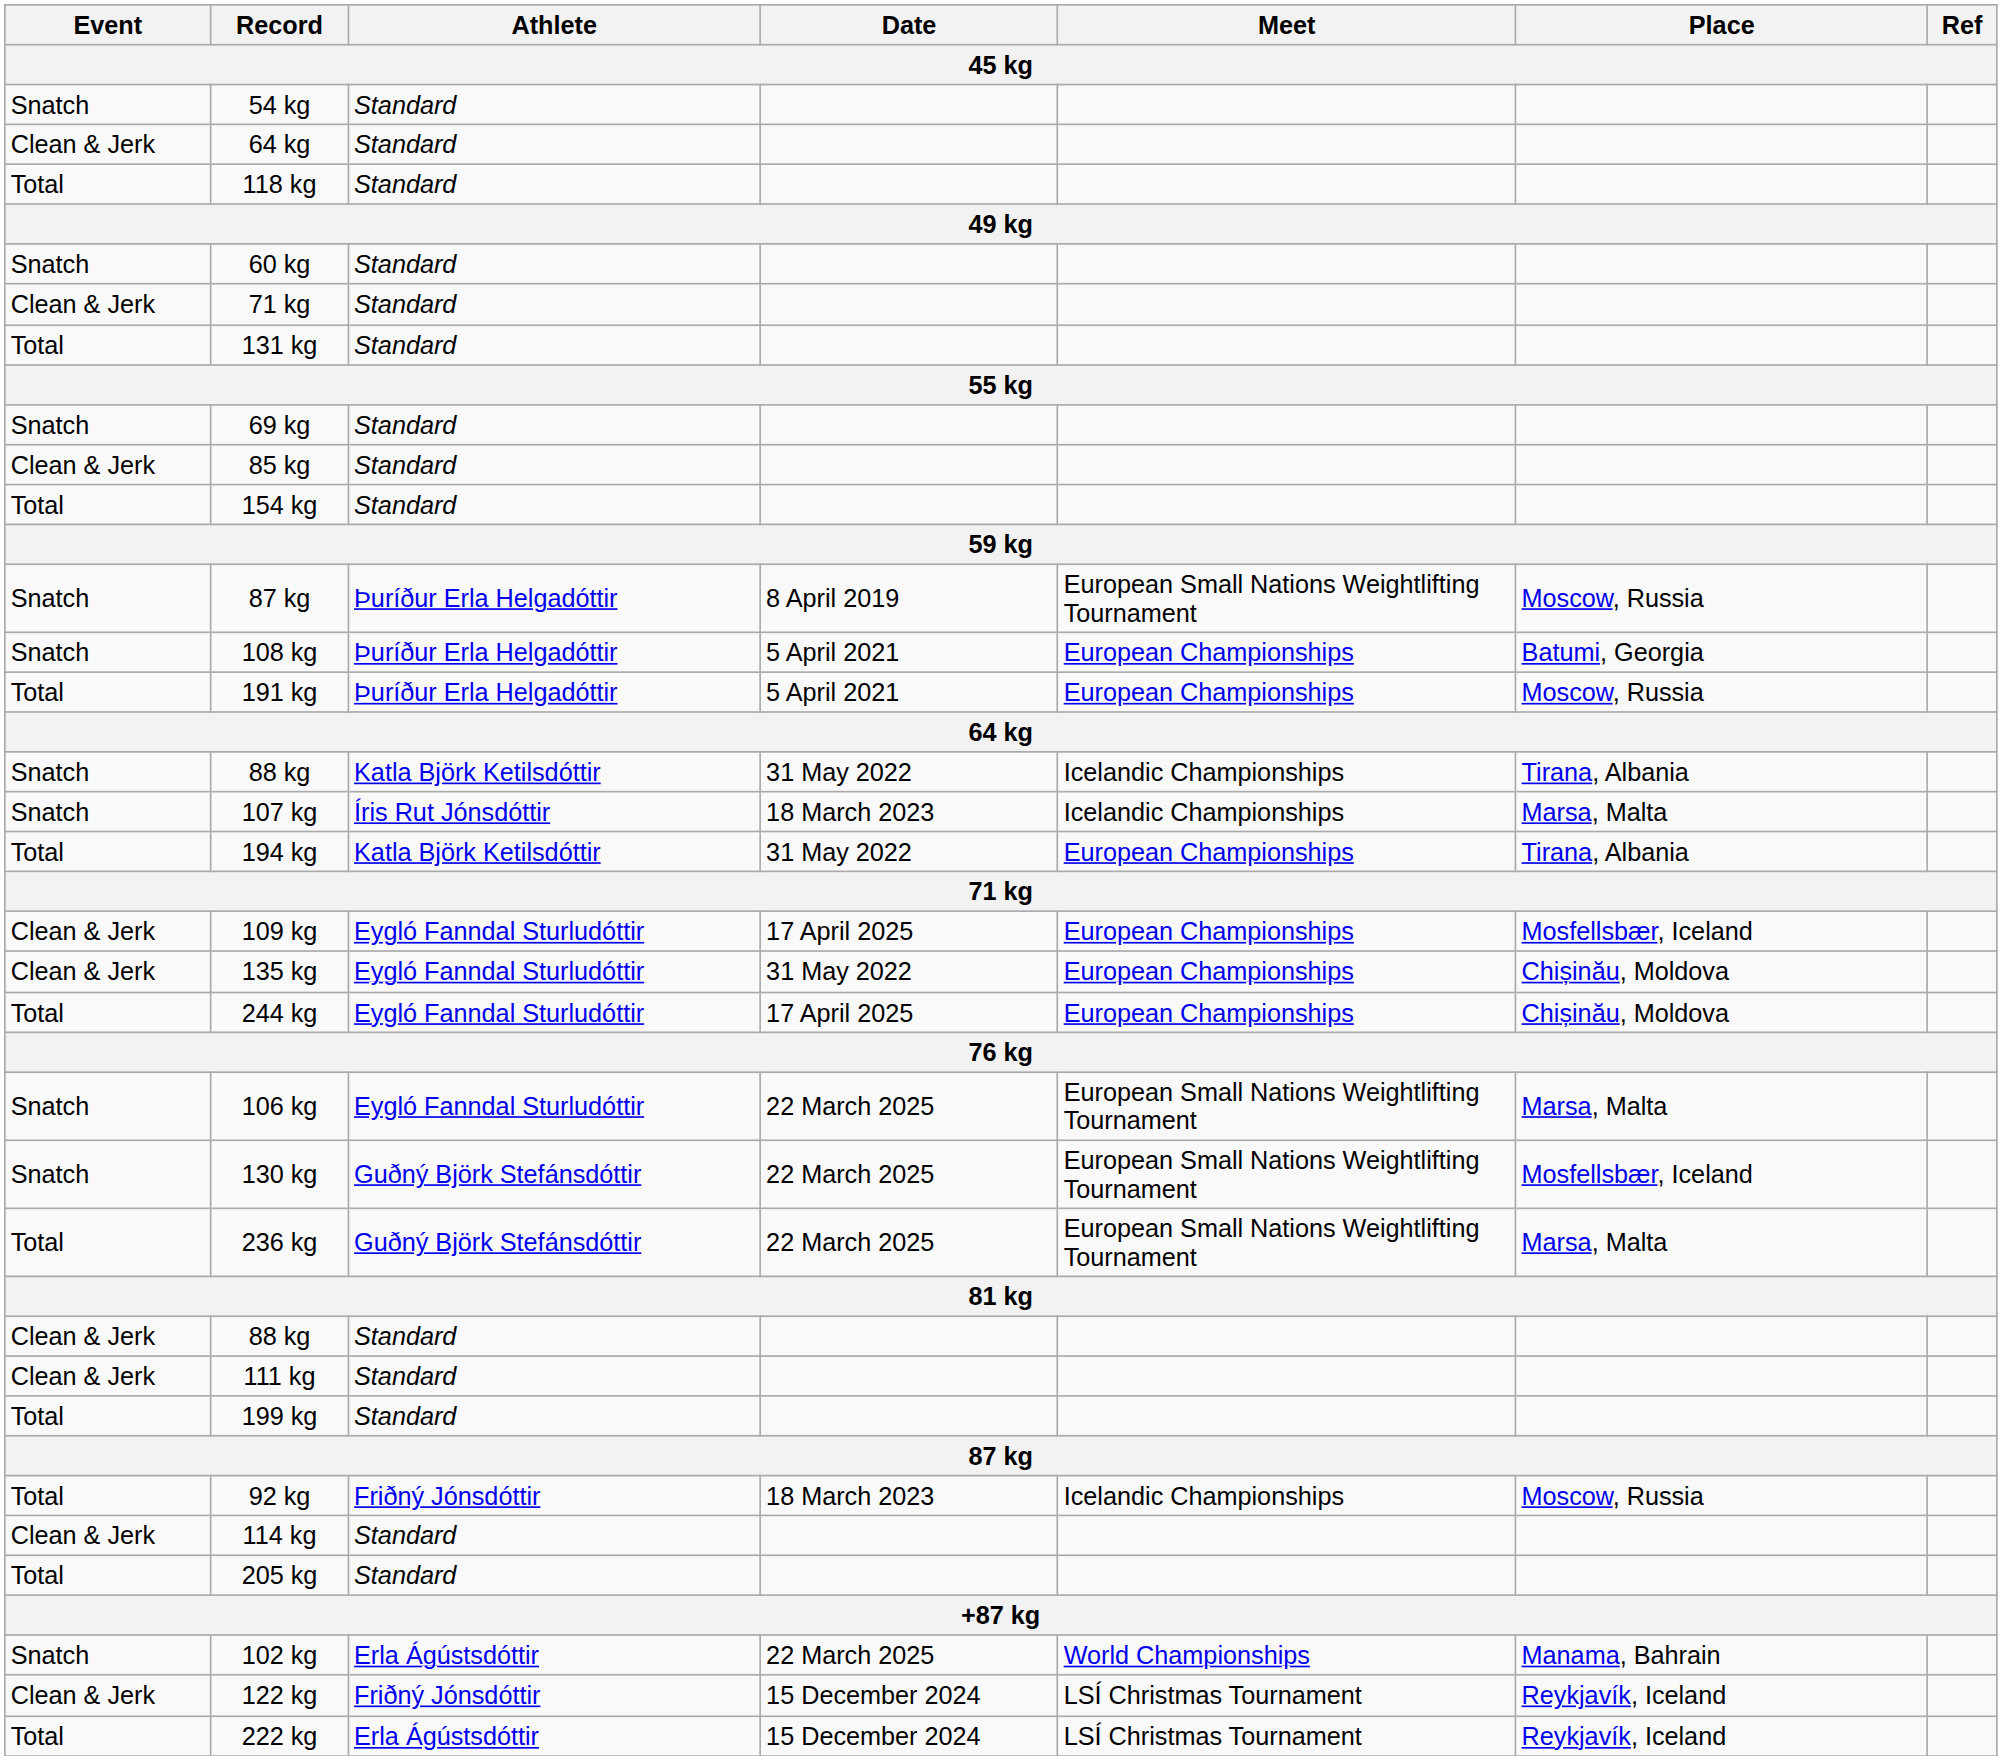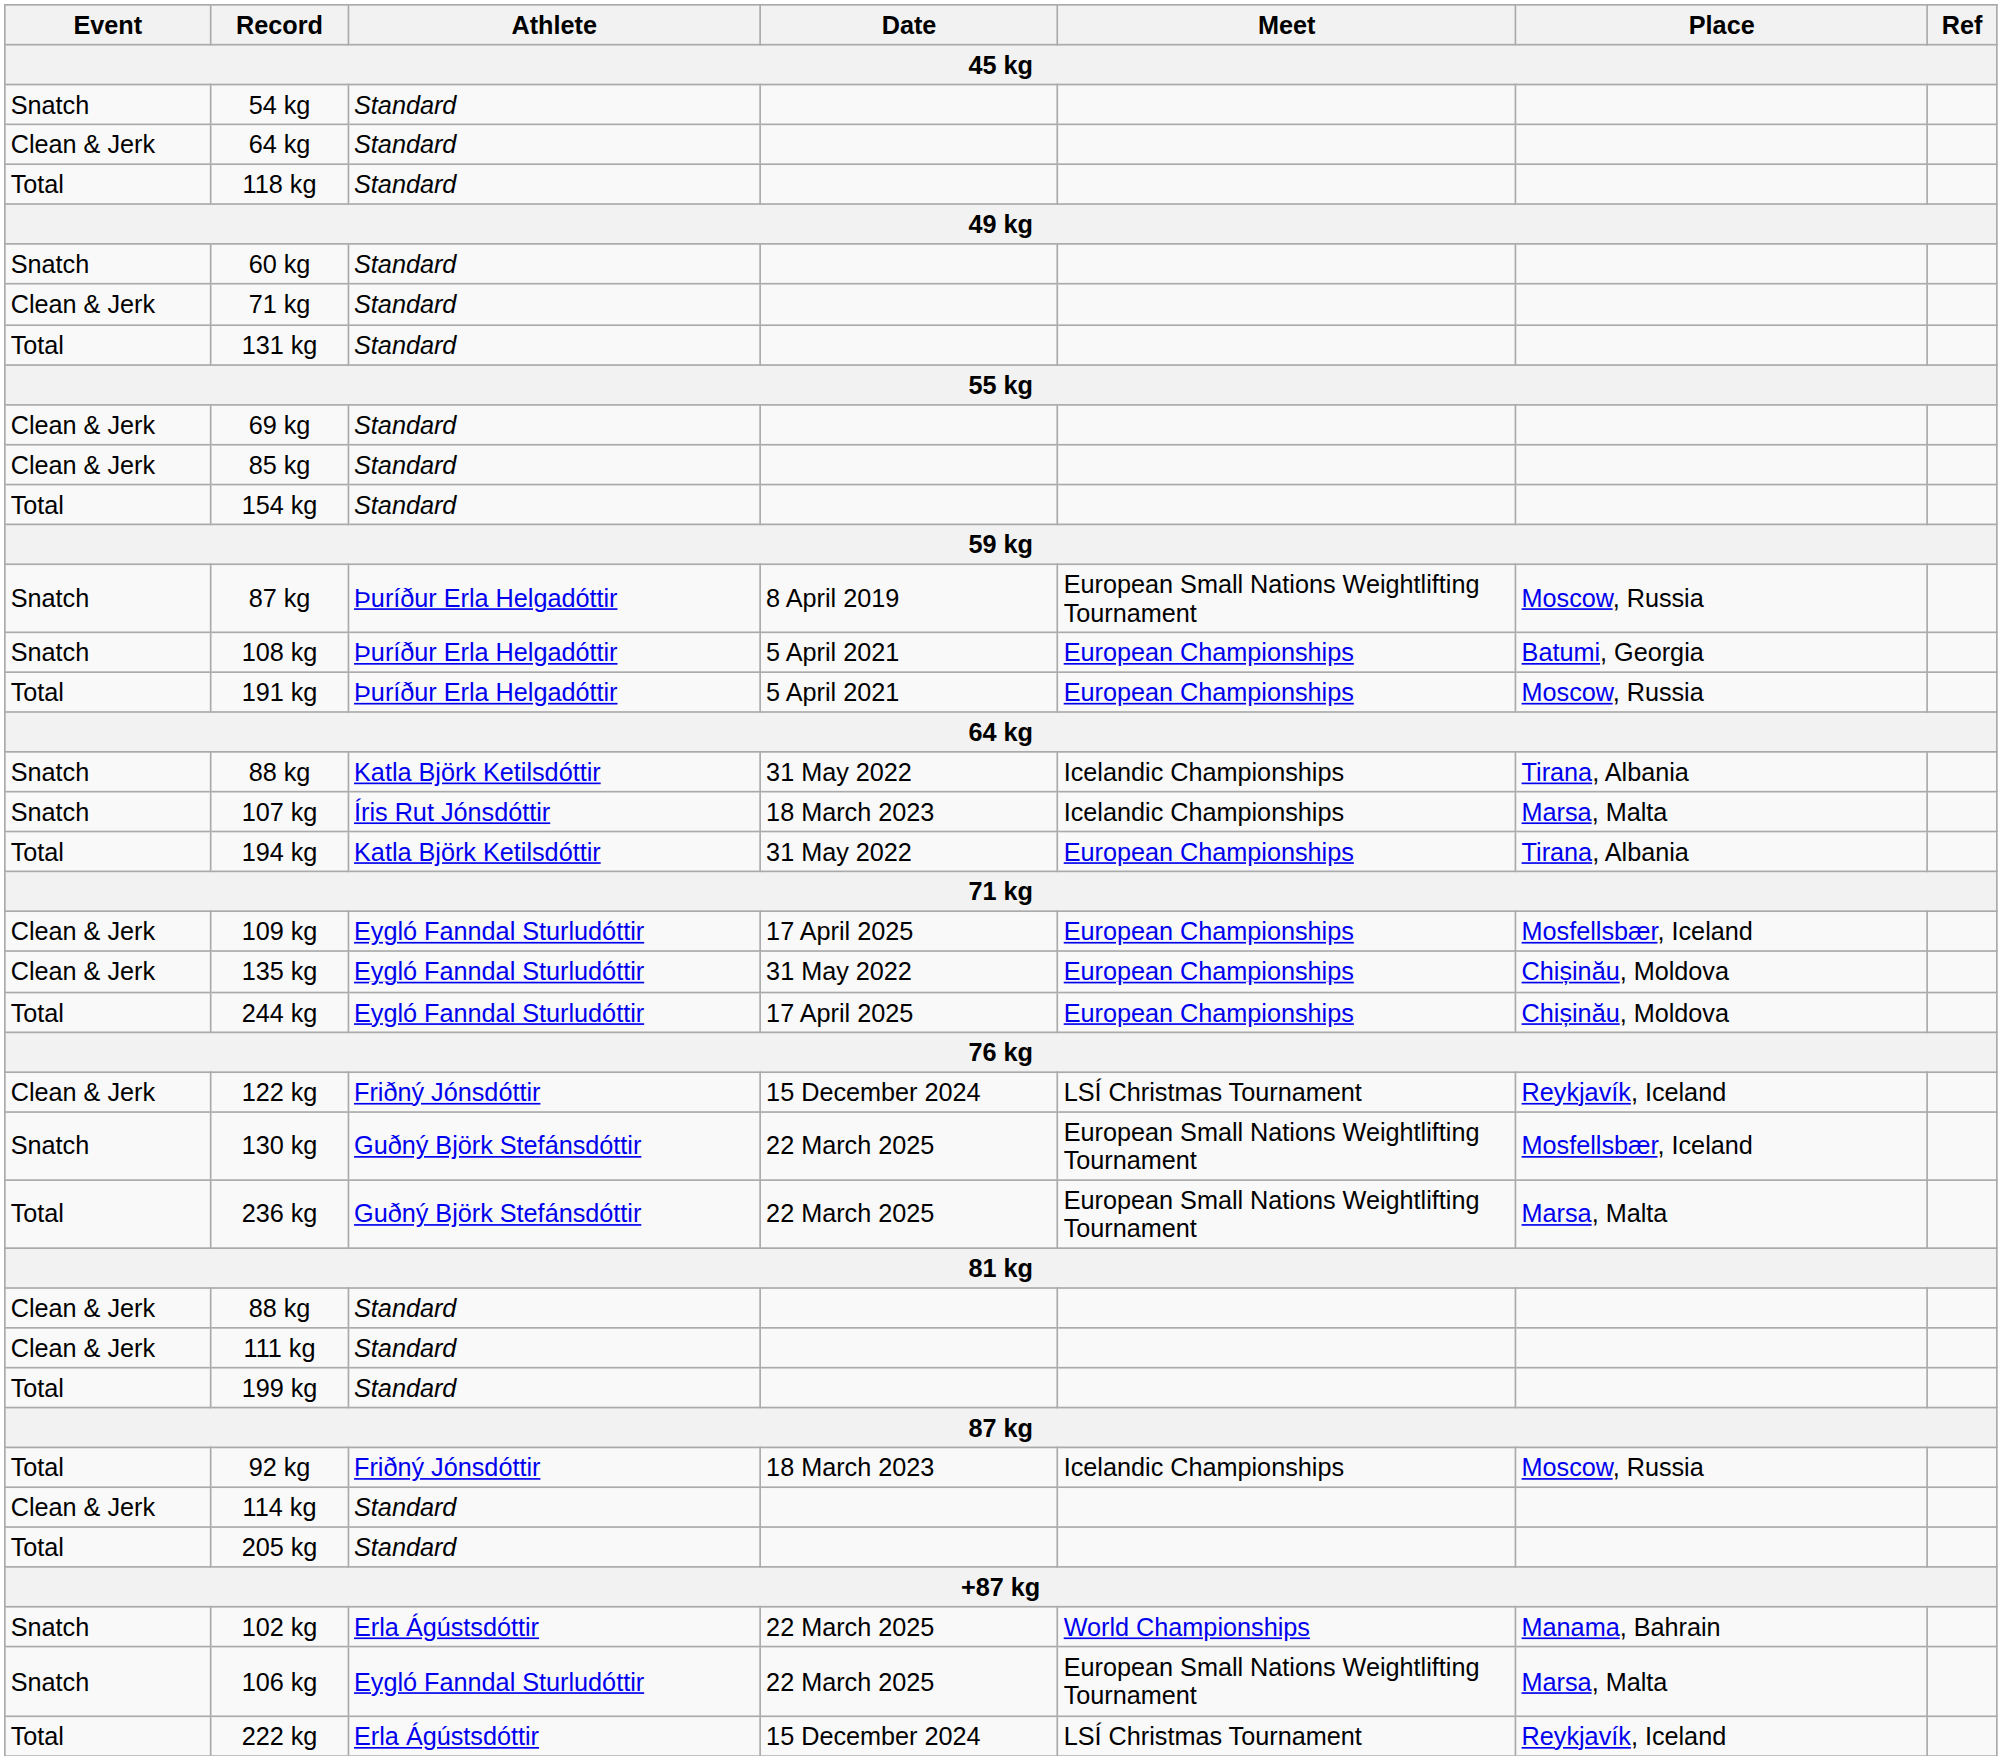(50, 424) Snatch -> (83, 424) Clean & Jerk
rows swapped: (280, 1106) <-> (280, 1696)
